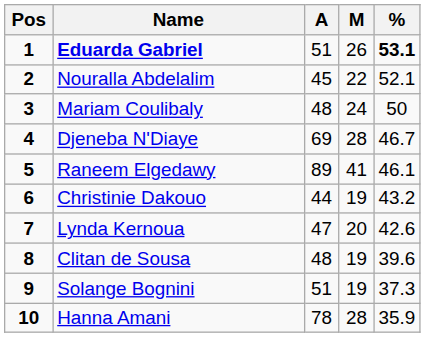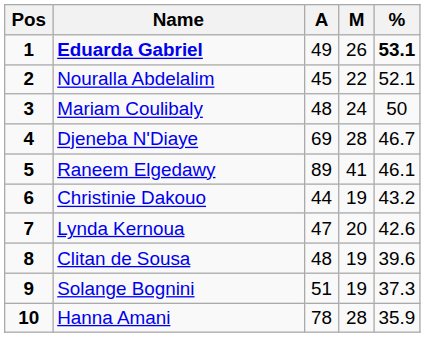(322, 50) 51 -> (322, 50) 49
